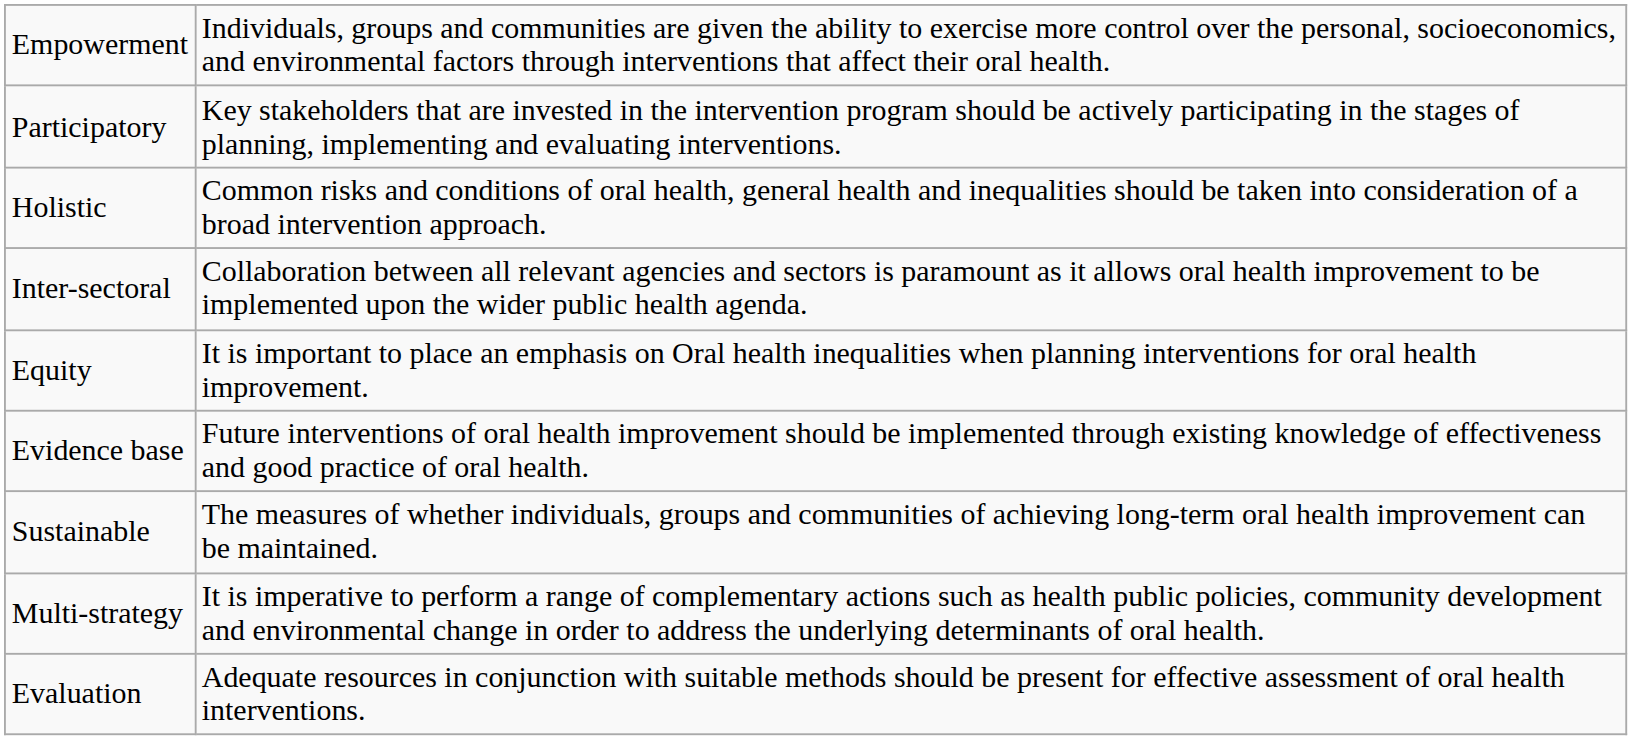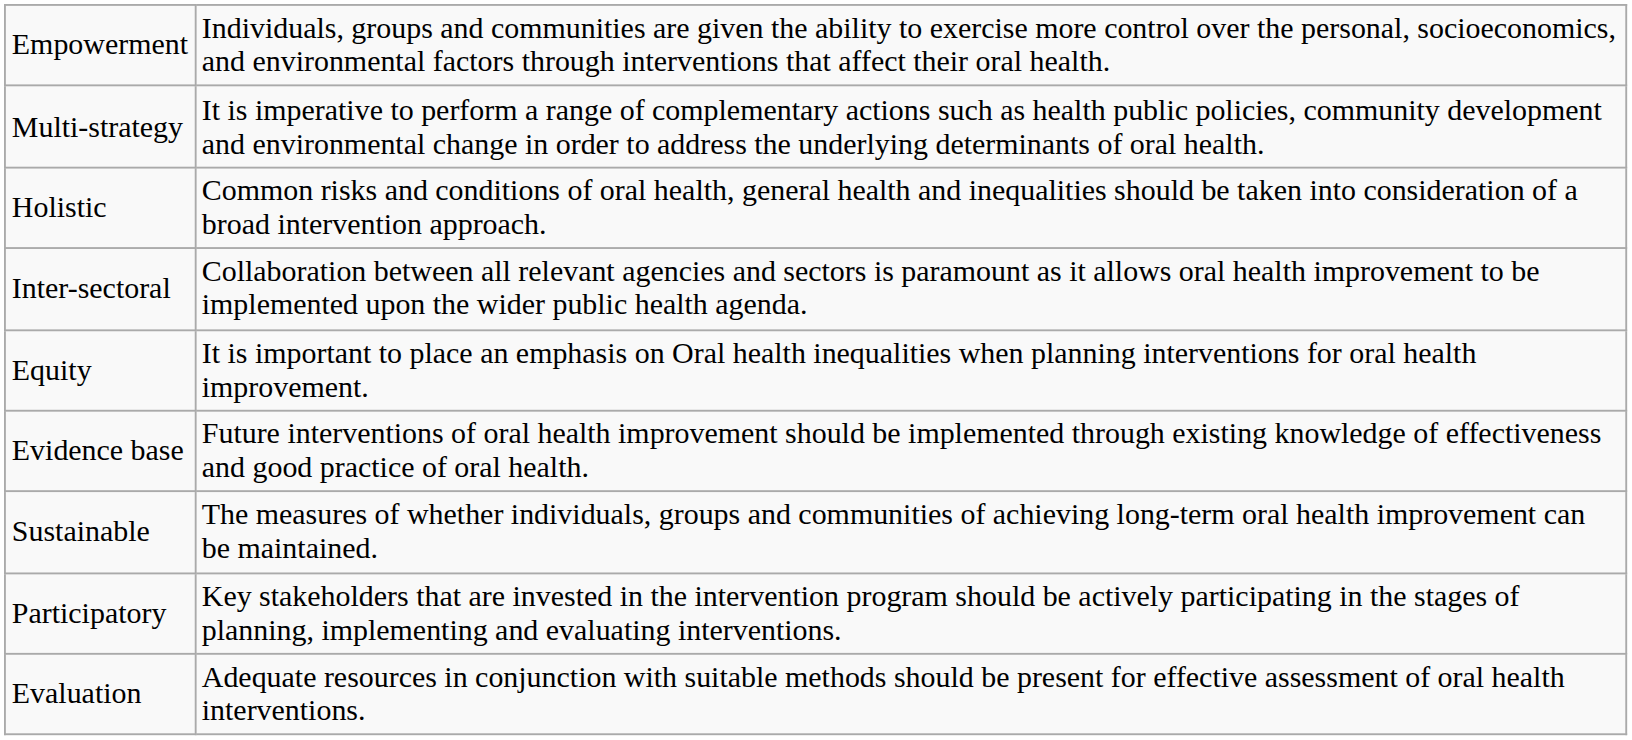rows swapped: (89, 126) <-> (97, 612)
